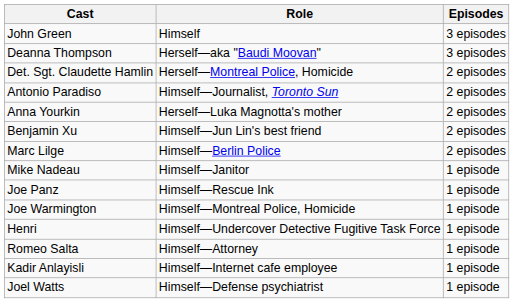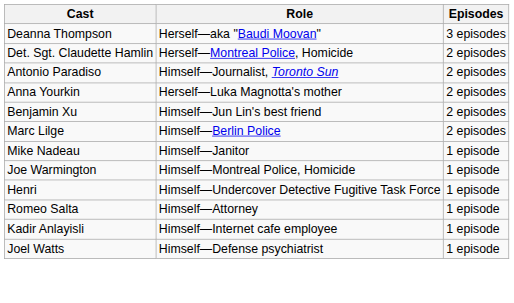- row: (39, 33)
- row: (33, 190)
